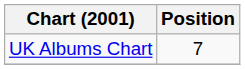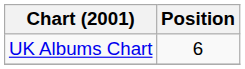(198, 49) 7 -> (198, 49) 6
